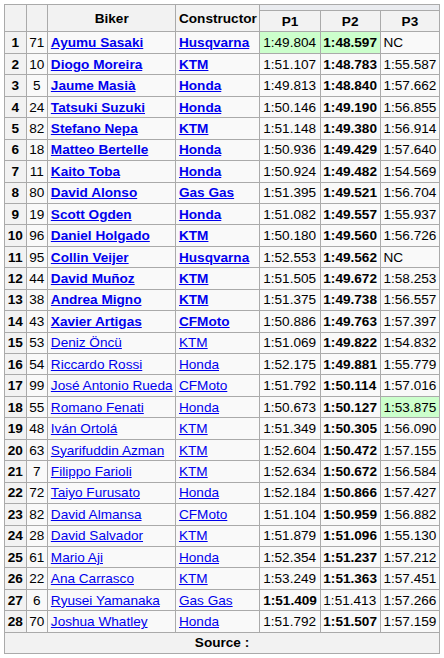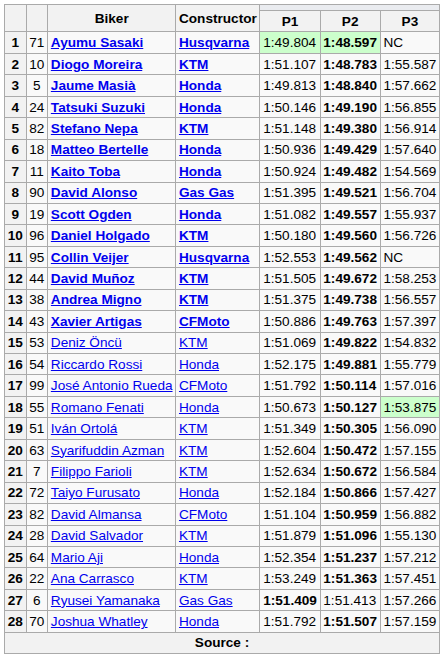(37, 193) 80 -> (37, 193) 90
(37, 429) 48 -> (37, 429) 51
(37, 557) 61 -> (37, 557) 64
